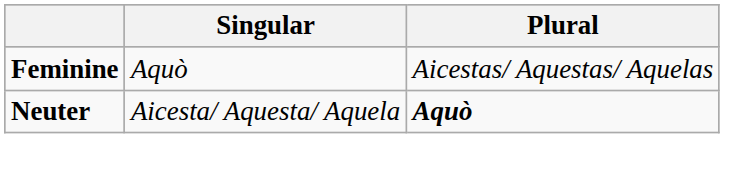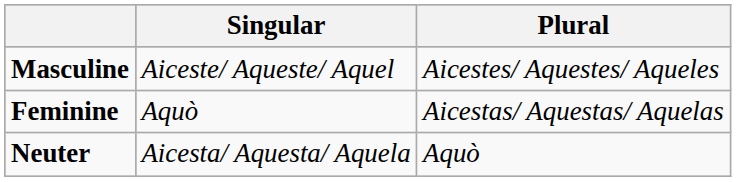+ row: (70, 68)
(442, 111) bold -> (451, 153) normal
